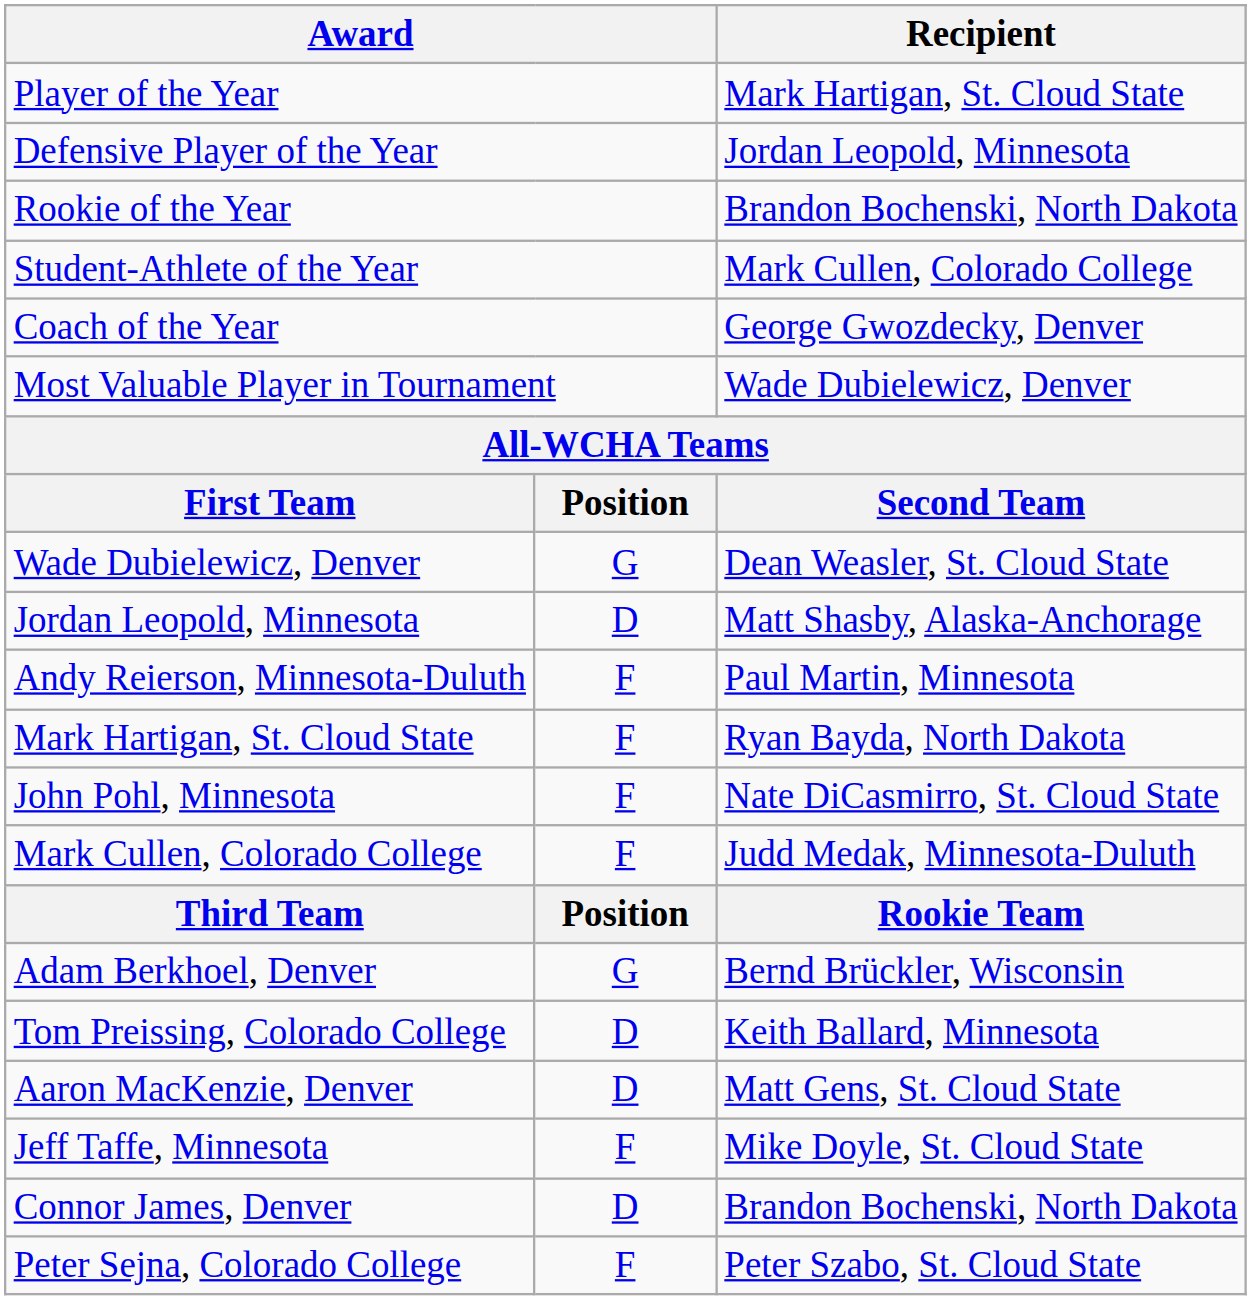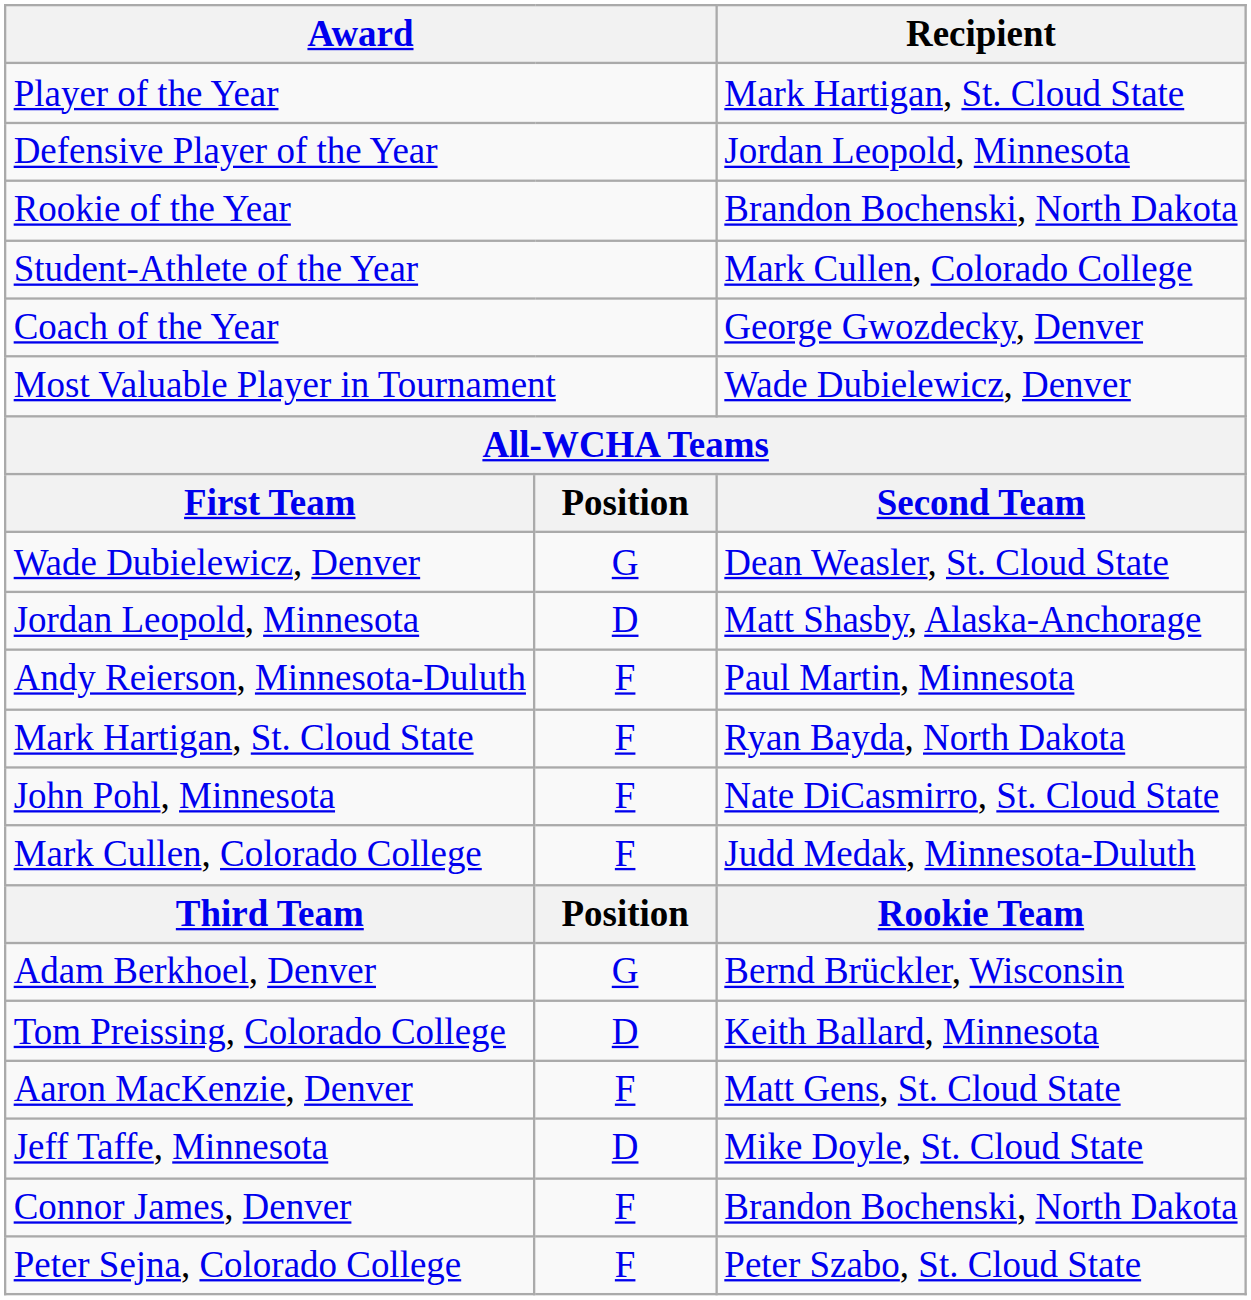(625, 1088) D -> (625, 1088) F
(625, 1147) F -> (625, 1147) D
(625, 1206) D -> (625, 1206) F
